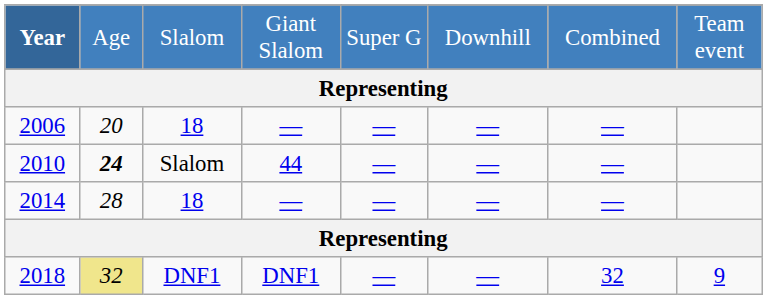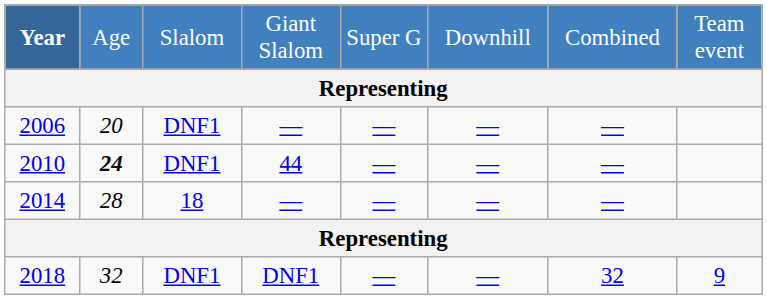(192, 125) 18 -> (192, 125) DNF1
(192, 163) Slalom -> (192, 163) DNF1
(111, 276) khaki background -> (111, 276) no background
